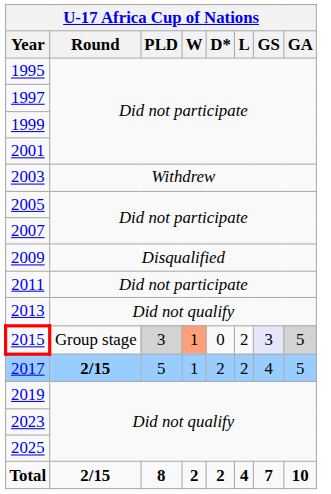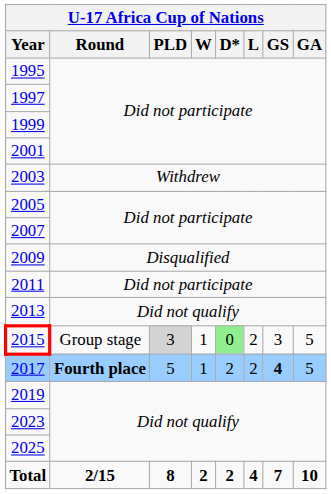(194, 339) lightsalmon background -> (203, 339) no background
(221, 339) no background -> (230, 339) lightgreen background
(269, 339) lavender background -> (278, 339) no background
(300, 339) lightgrey background -> (309, 339) no background
(95, 367) 2/15 -> (100, 367) Fourth place
(269, 367) normal -> (278, 367) bold
